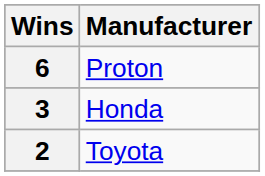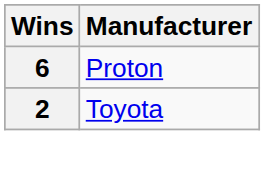- row: (42, 109)
